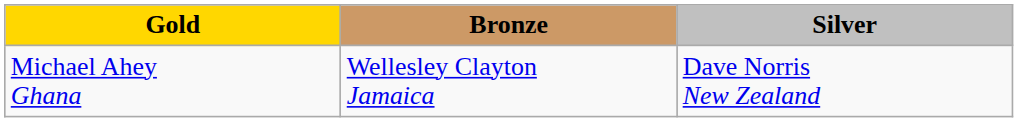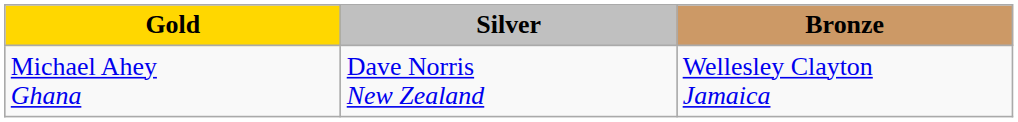columns swapped: (845, 25) <-> (509, 25)
